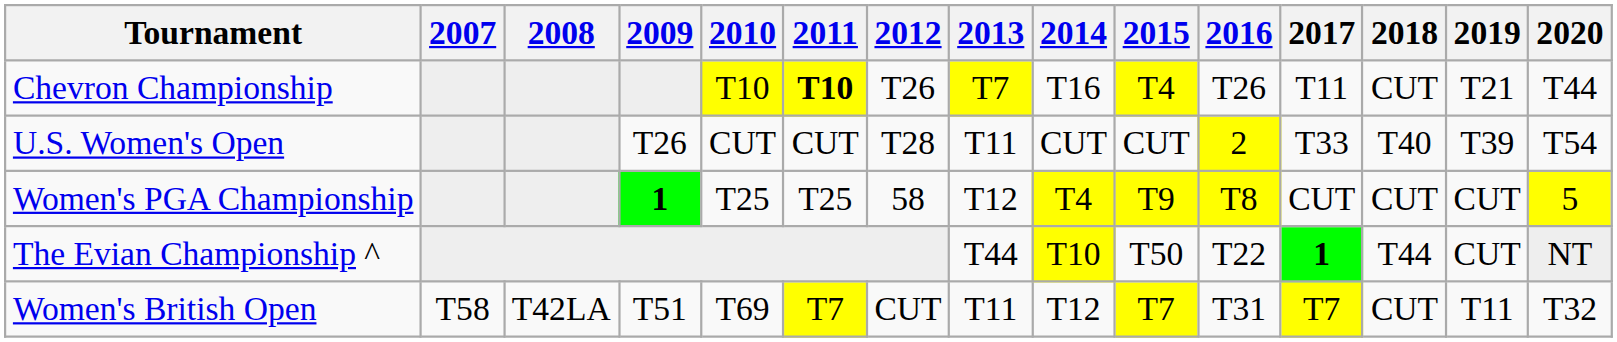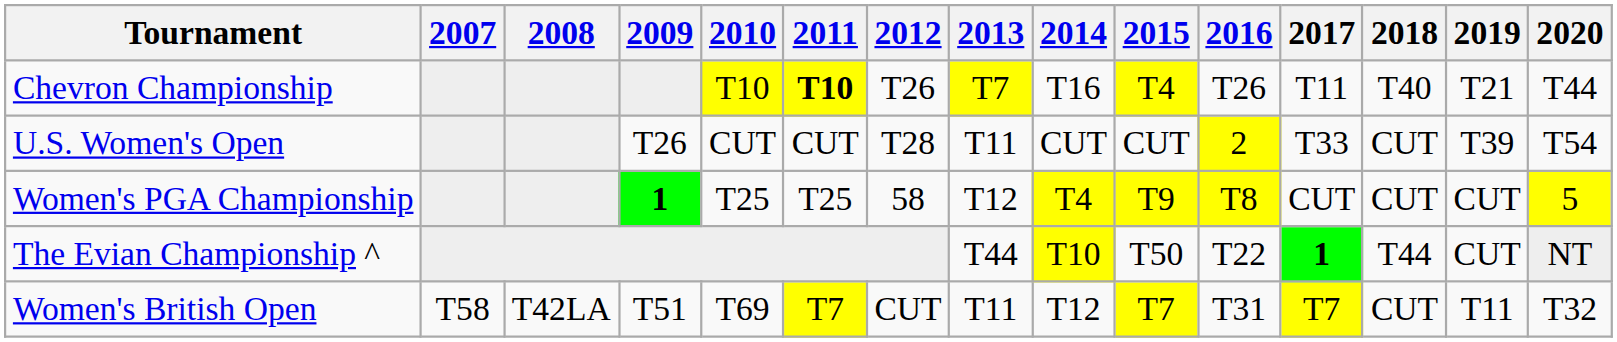(1404, 87) CUT -> (1404, 87) T40
(1404, 143) T40 -> (1404, 143) CUT
